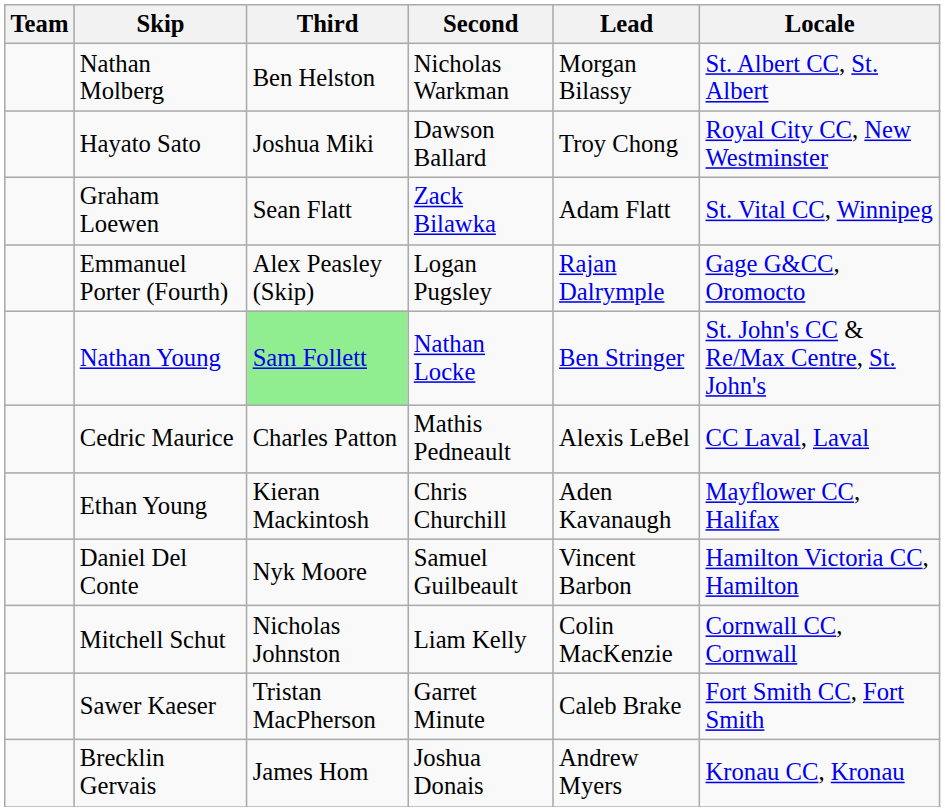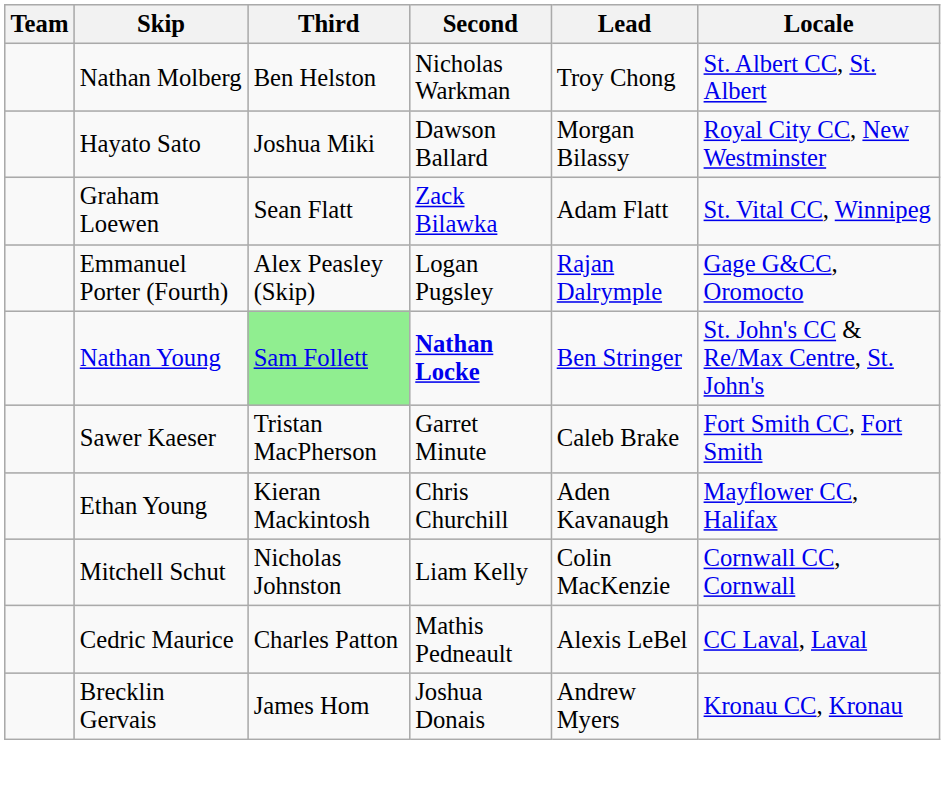(598, 76) Morgan Bilassy -> (616, 76) Troy Chong
(619, 143) Troy Chong -> (596, 143) Morgan Bilassy
(449, 358) normal -> (454, 358) bold
rows swapped: (148, 705) <-> (157, 438)
- row: (133, 572)
